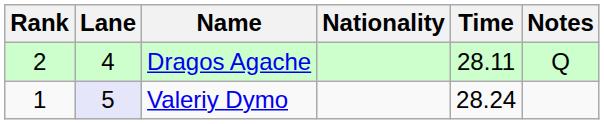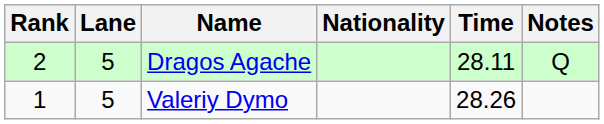(108, 61) 4 -> (108, 61) 5
(108, 99) lavender background -> (108, 99) no background
(486, 99) 28.24 -> (486, 99) 28.26
